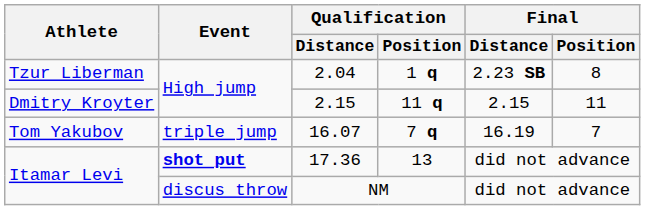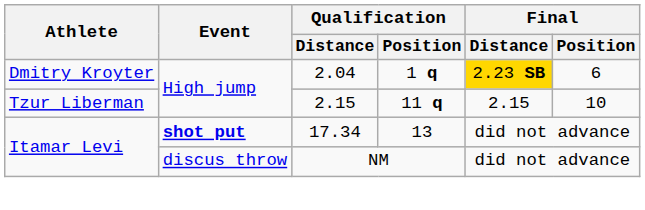(76, 74) Tzur Liberman -> (82, 74) Dmitry Kroyter
(509, 74) no background -> (509, 74) gold background
(596, 74) 8 -> (596, 74) 6
(82, 103) Dmitry Kroyter -> (76, 103) Tzur Liberman
(596, 103) 11 -> (596, 103) 10
- row: (422, 132)
(335, 161) 17.36 -> (335, 132) 17.34
